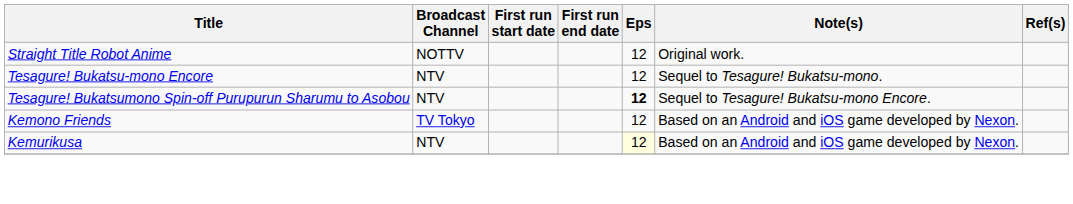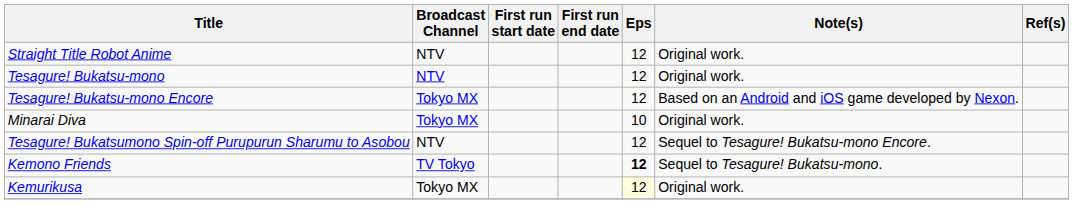(440, 53) NOTTV -> (430, 53) NTV
+ row: (86, 76)
(430, 76) NTV -> (447, 98) Tokyo MX
(770, 76) Sequel to Tesagure! Bukatsu-mono. -> (839, 98) Based on an Android and iOS game developed by Nexon.
+ row: (47, 120)
(639, 98) bold -> (639, 143) normal
(639, 120) normal -> (639, 165) bold
(839, 120) Based on an Android and iOS game developed by Nexon. -> (770, 165) Sequel to Tesagure! Bukatsu-mono.
(430, 143) NTV -> (447, 187) Tokyo MX
(839, 143) Based on an Android and iOS game developed by Nexon. -> (701, 187) Original work.
